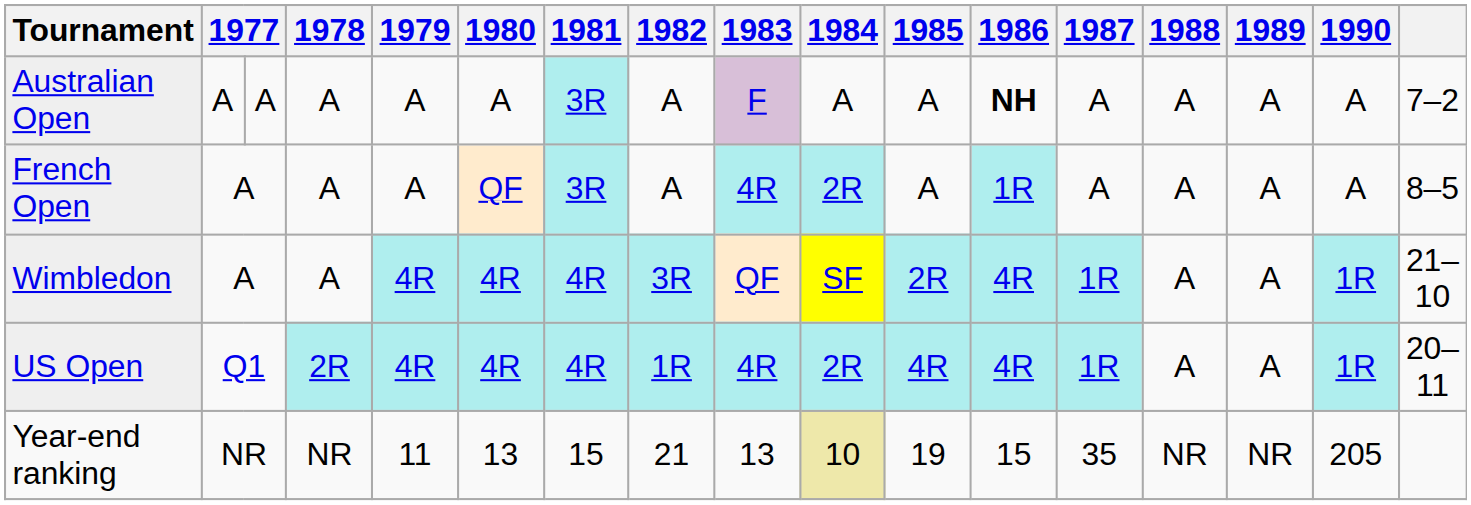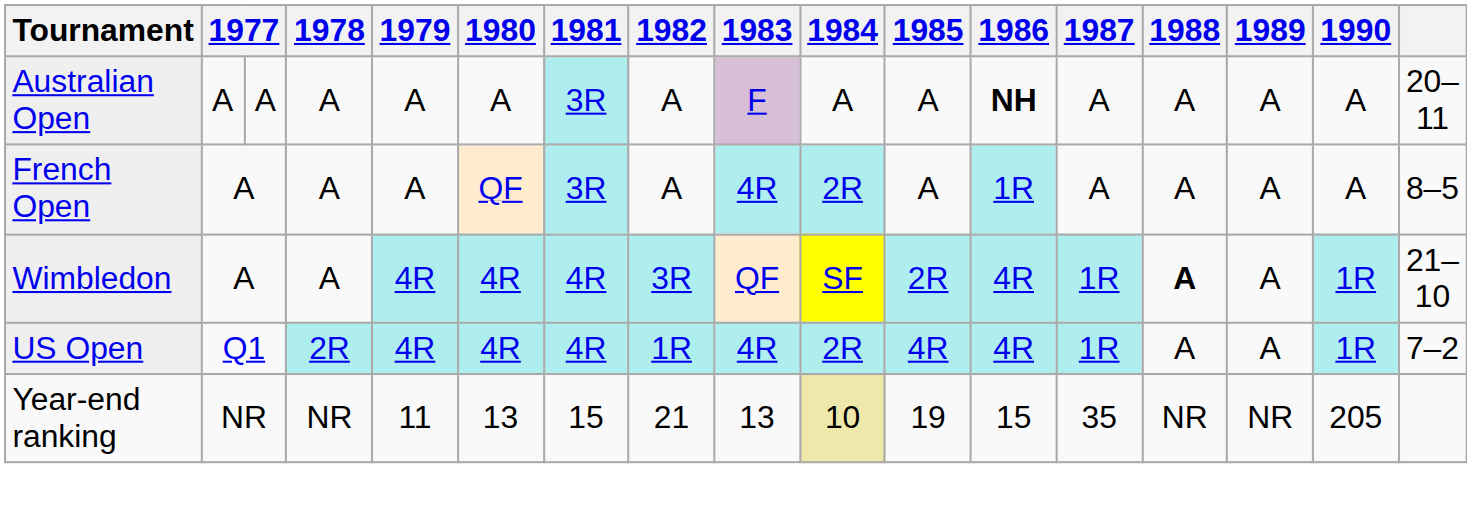(1432, 99) 7–2 -> (1432, 99) 20–11
(1185, 276) normal -> (1185, 276) bold
(1432, 365) 20–11 -> (1432, 347) 7–2
